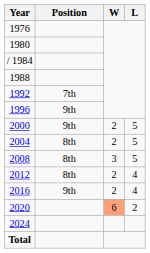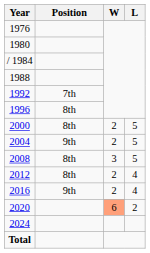(69, 110) 9th -> (69, 110) 8th
(69, 126) 9th -> (69, 126) 8th
(69, 142) 8th -> (69, 142) 9th
